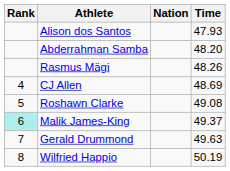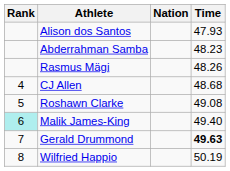(208, 49) 48.20 -> (208, 49) 48.23
(208, 85) 48.69 -> (208, 85) 48.68
(208, 121) 49.37 -> (208, 121) 49.40
(208, 139) normal -> (208, 139) bold
